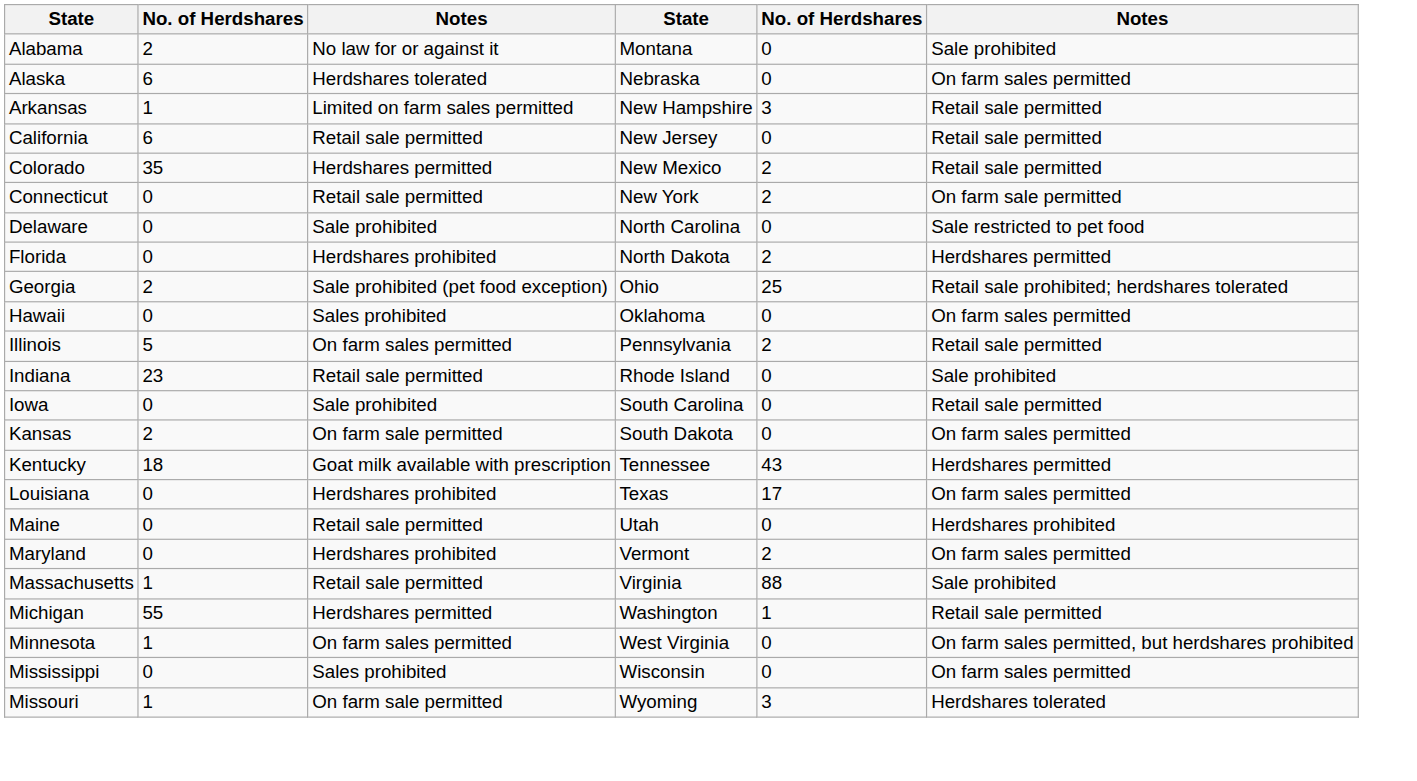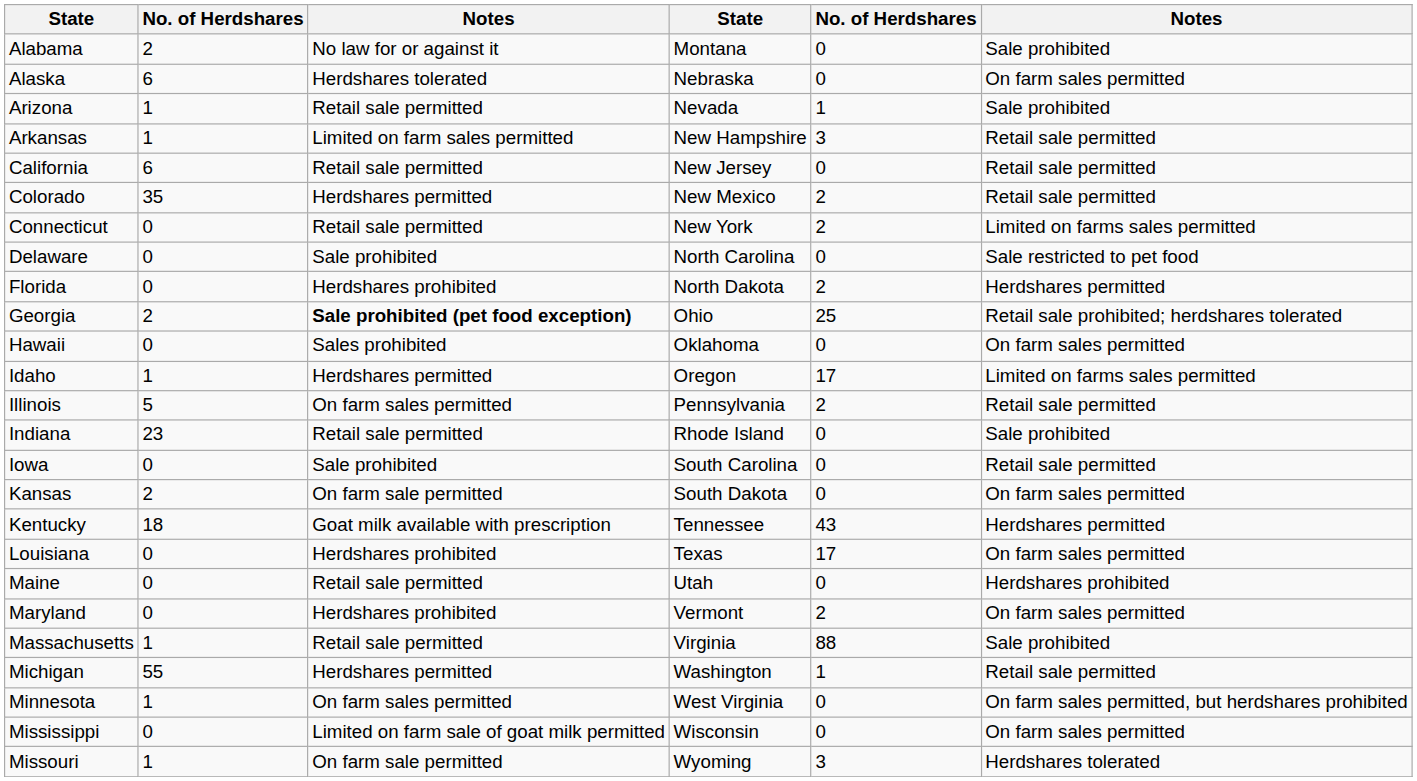+ row: (41, 108)
(1026, 197) On farm sale permitted -> (1121, 227) Limited on farms sales permitted
(460, 286) normal -> (472, 316) bold
+ row: (32, 375)
(379, 672) Sales prohibited -> (489, 731) Limited on farm sale of goat milk permitted
